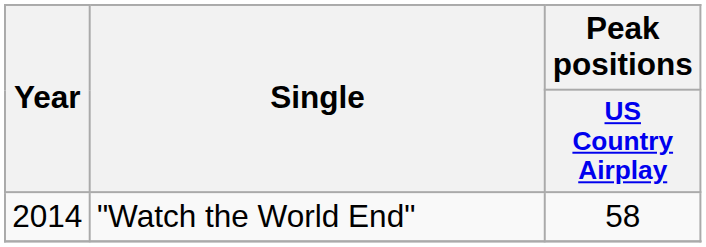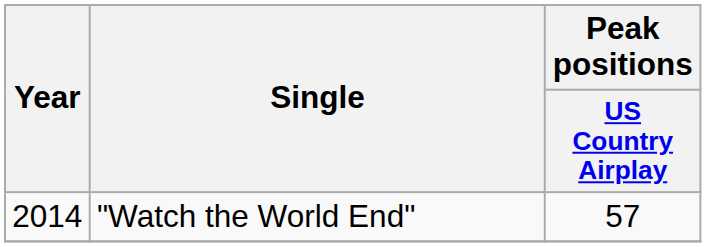(623, 216) 58 -> (623, 216) 57
